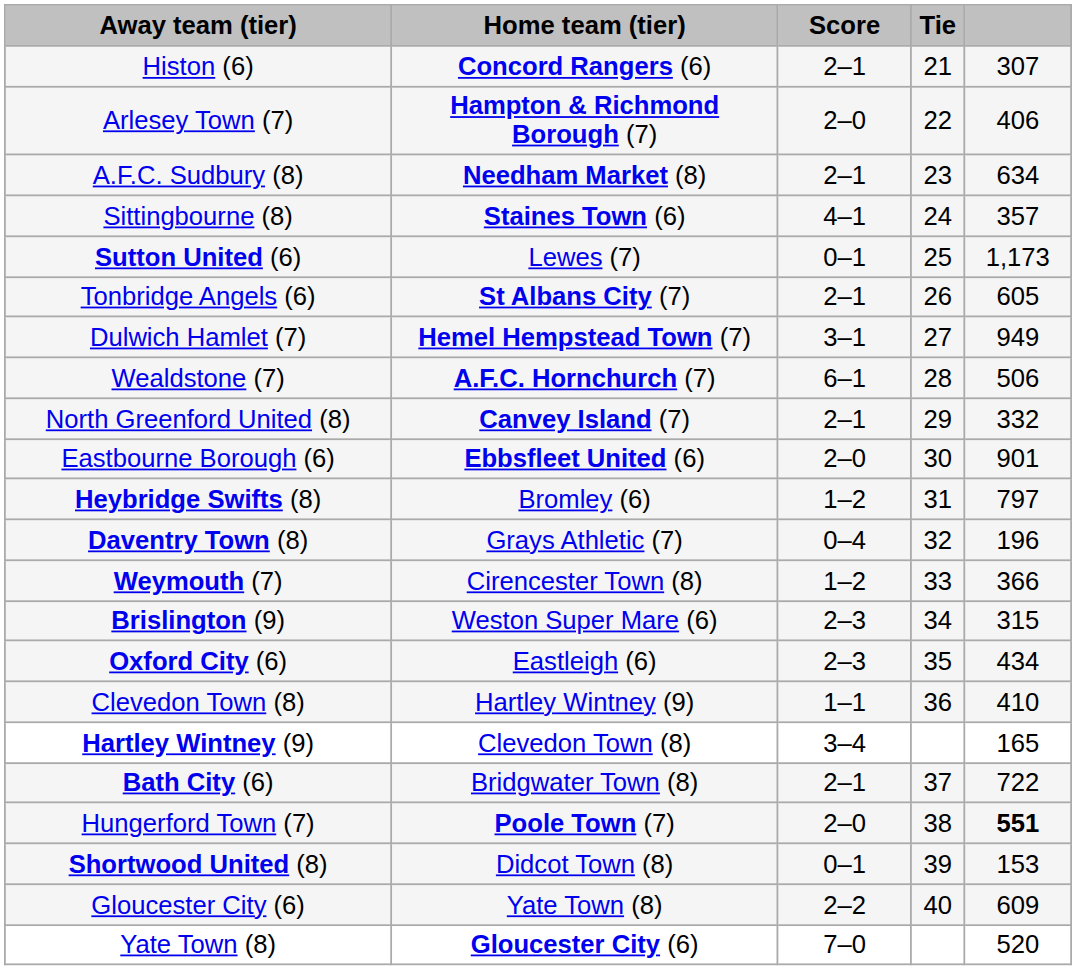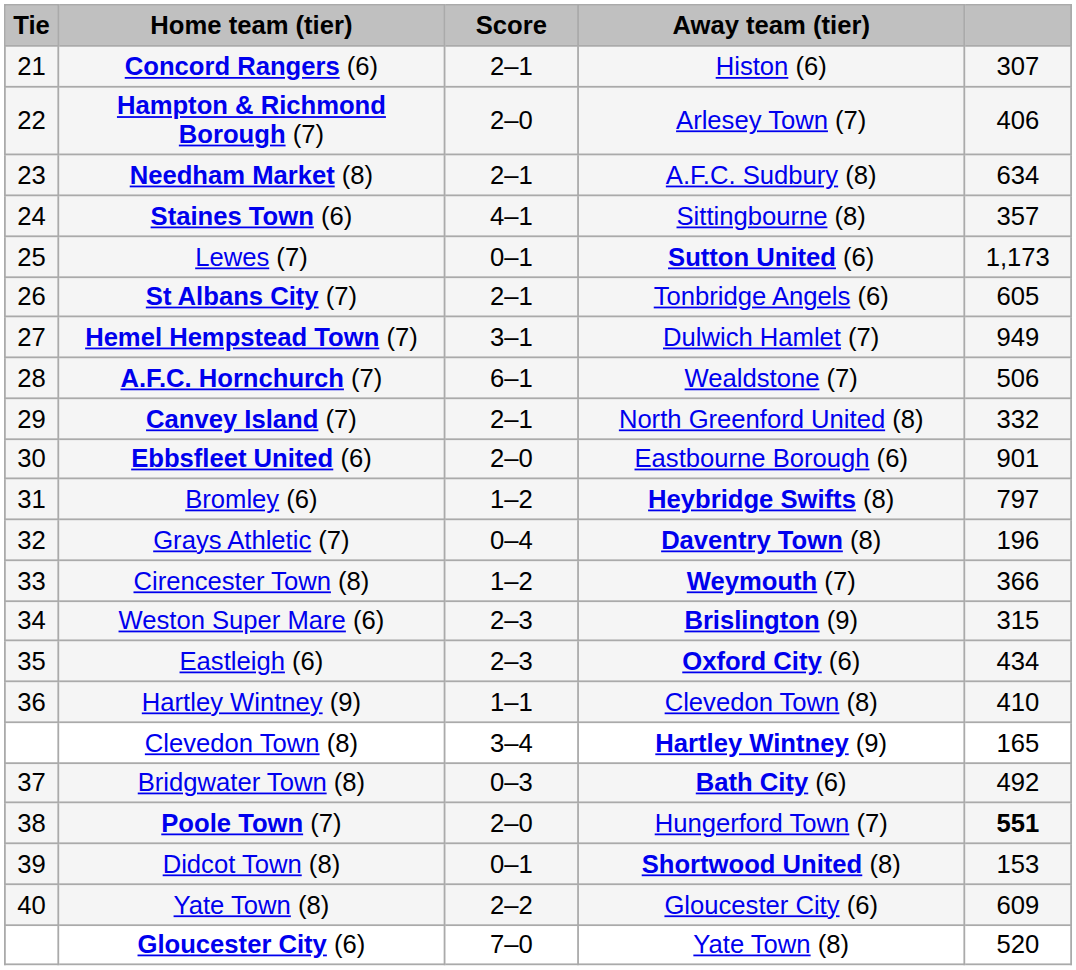columns swapped: (938, 26) <-> (198, 26)
(845, 783) 2–1 -> (511, 783) 0–3
(1018, 783) 722 -> (1018, 783) 492
